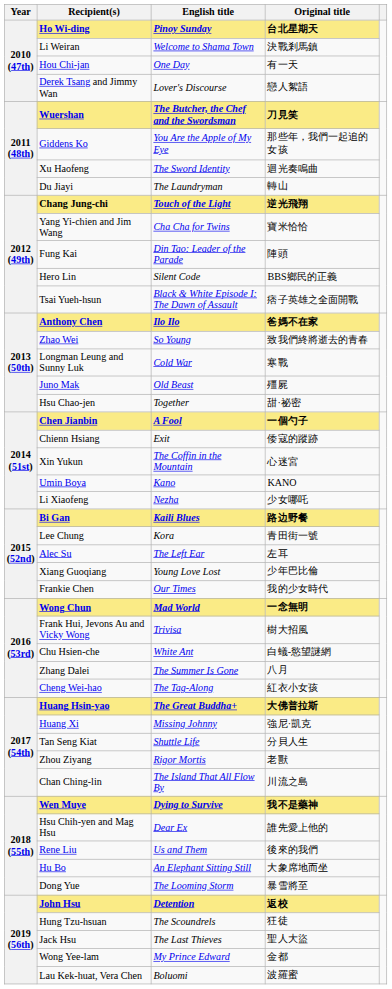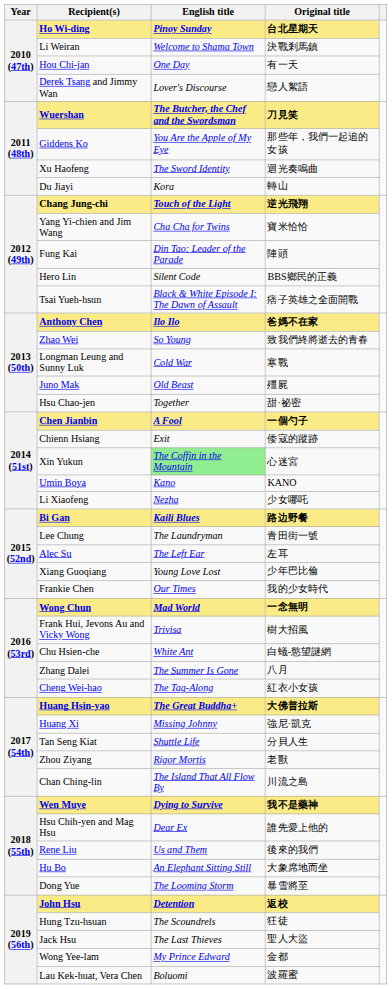(188, 186) The Laundryman -> (164, 186) Kora
(187, 461) no background -> (187, 461) lightgreen background
(164, 535) Kora -> (188, 535) The Laundryman
